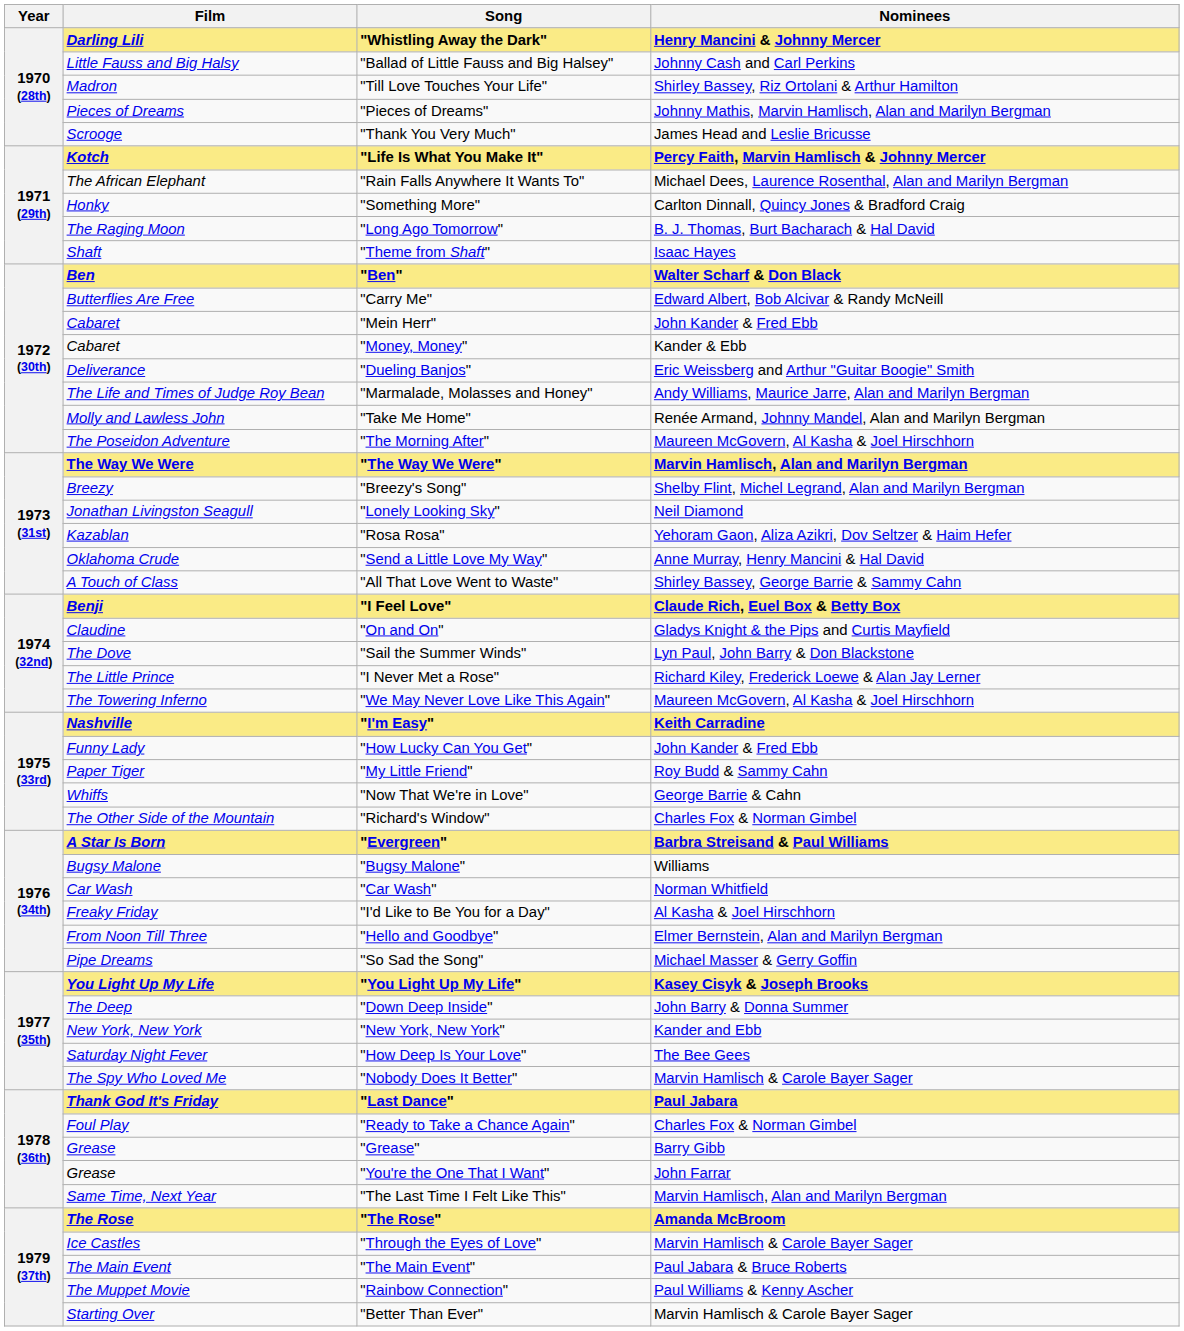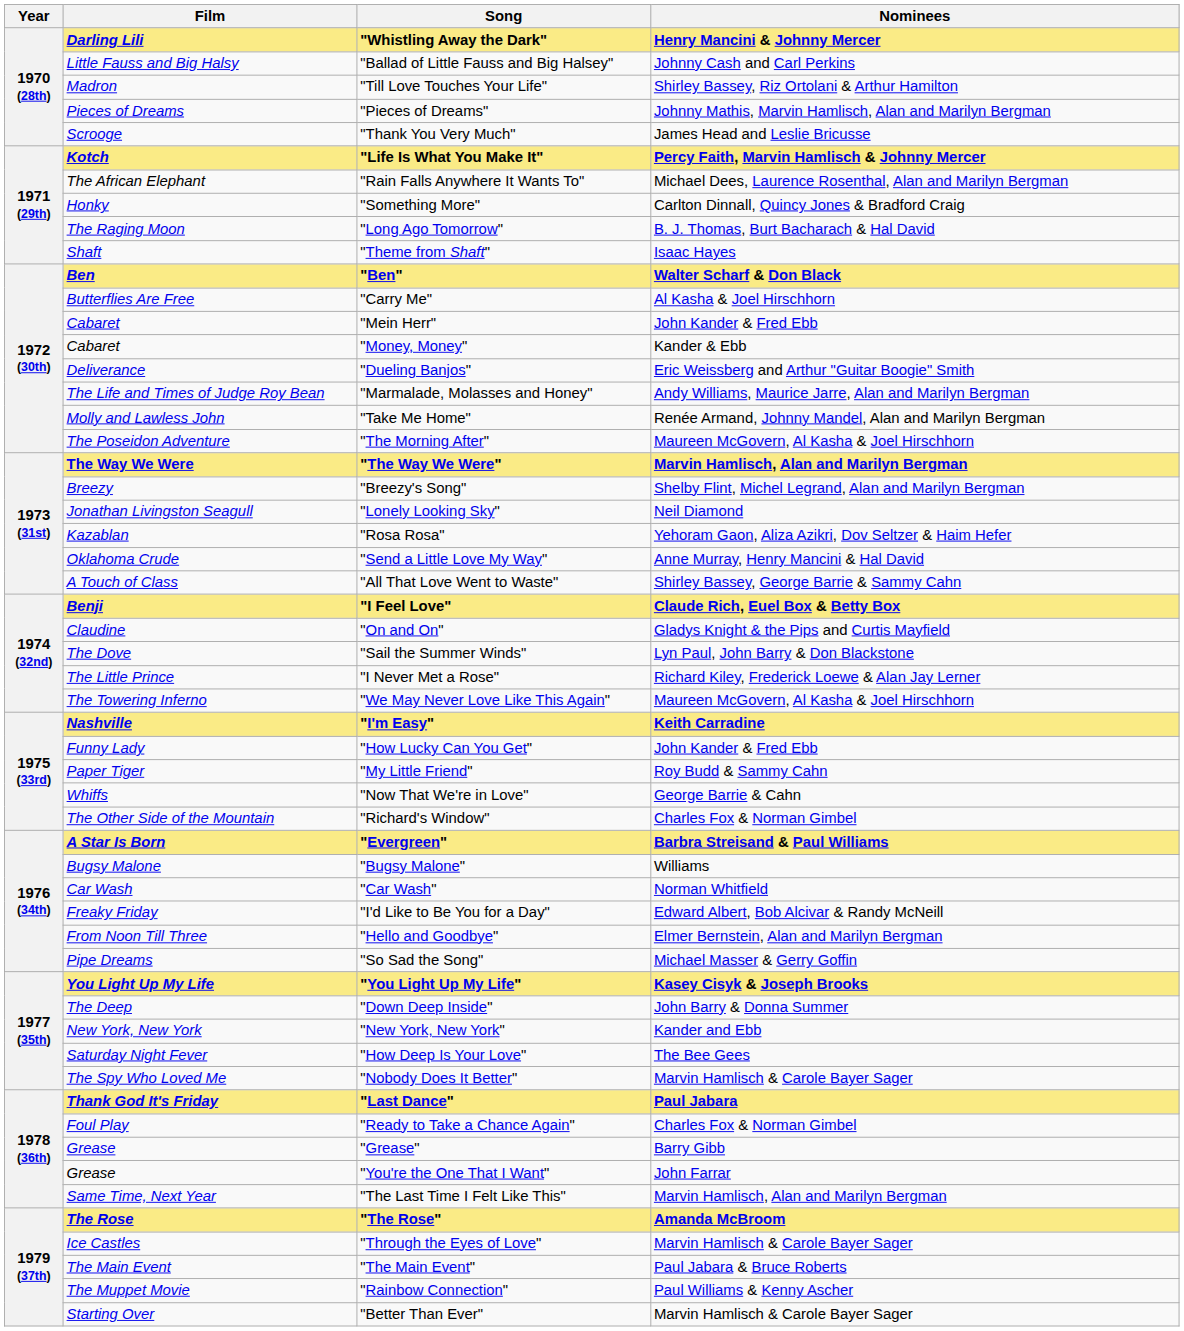(799, 299) Edward Albert, Bob Alcivar & Randy McNeill -> (744, 299) Al Kasha & Joel Hirschhorn
(744, 913) Al Kasha & Joel Hirschhorn -> (799, 913) Edward Albert, Bob Alcivar & Randy McNeill
